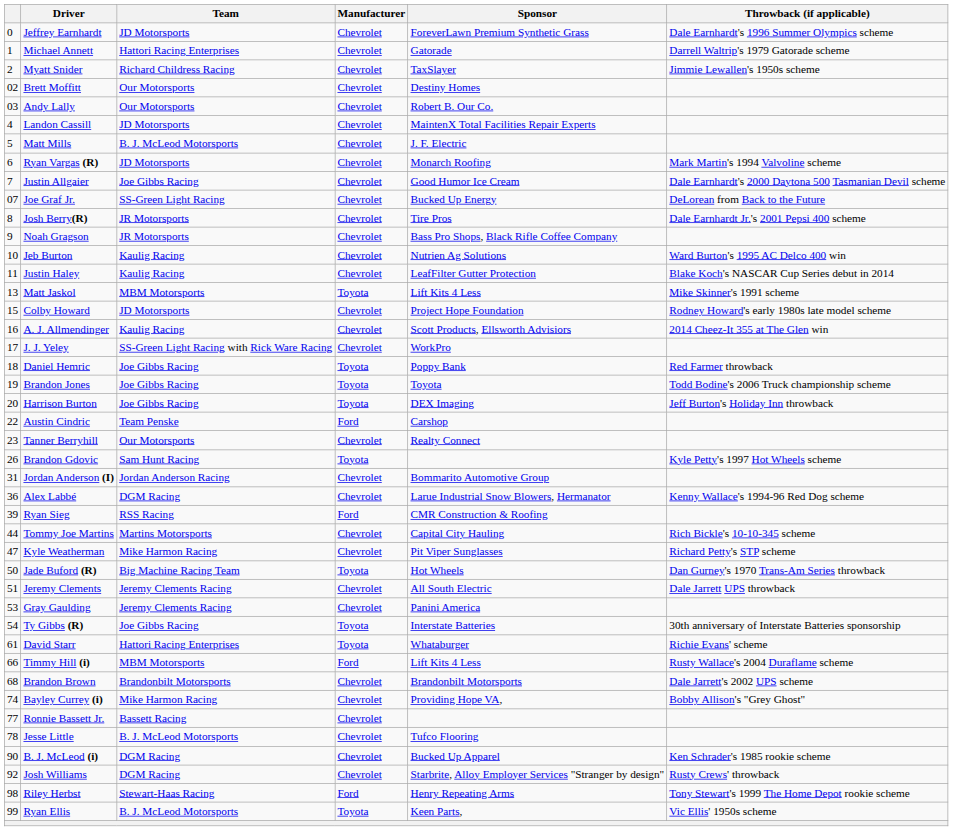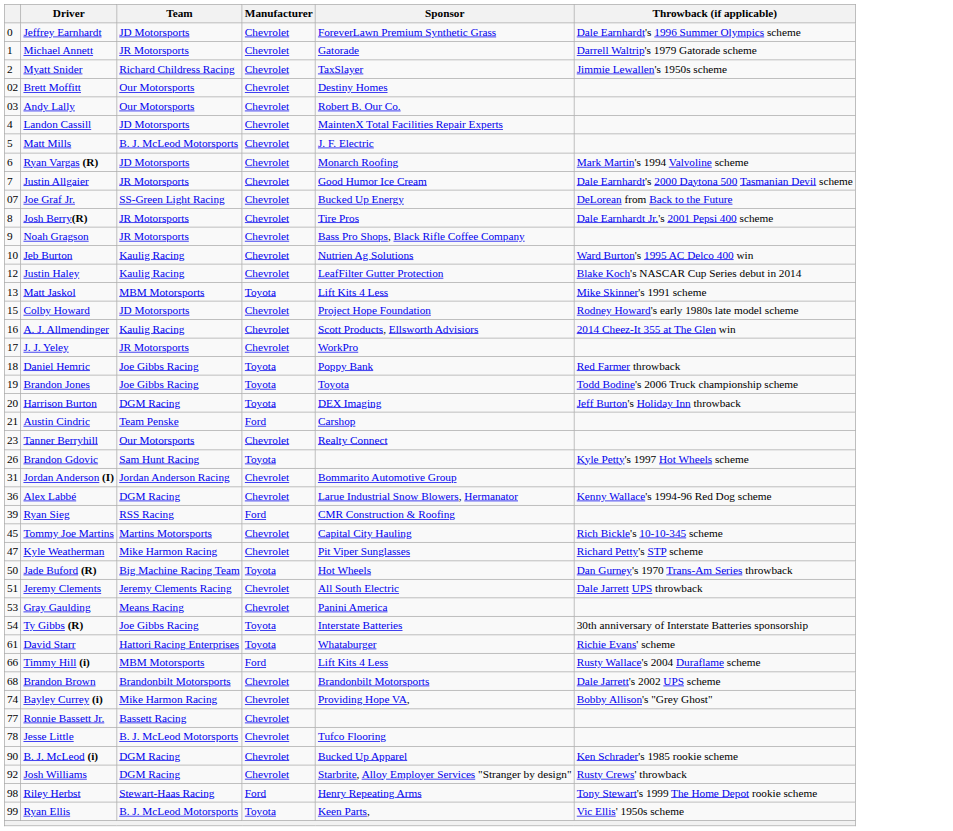(179, 51) Hattori Racing Enterprises -> (154, 51) JR Motorsports
(159, 180) Joe Gibbs Racing -> (154, 180) JR Motorsports
(12, 273) 11 -> (13, 273) 12
(226, 347) SS-Green Light Racing with Rick Ware Racing -> (154, 347) JR Motorsports
(159, 403) Joe Gibbs Racing -> (150, 403) DGM Racing
(13, 421) 22 -> (13, 421) 21
(13, 533) 44 -> (13, 533) 45
(175, 607) Jeremy Clements Racing -> (152, 607) Means Racing
